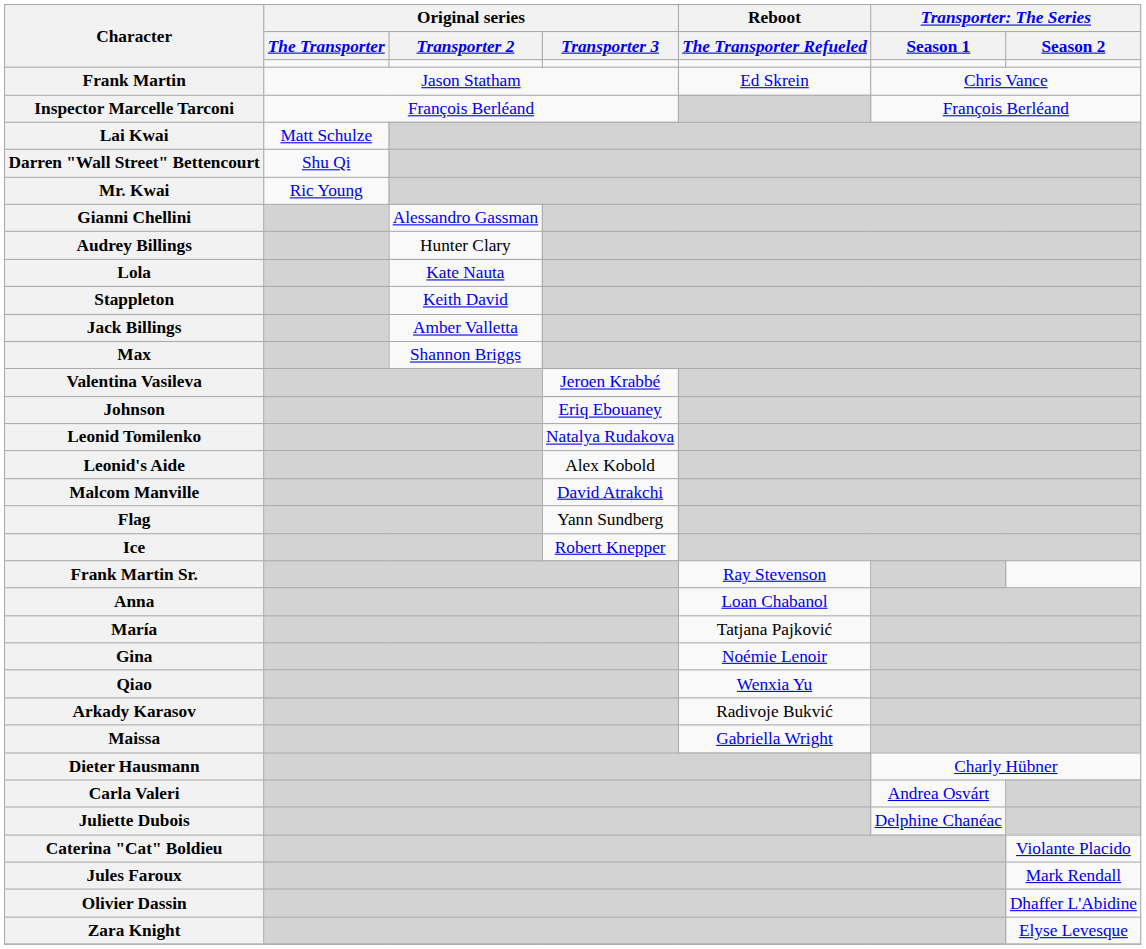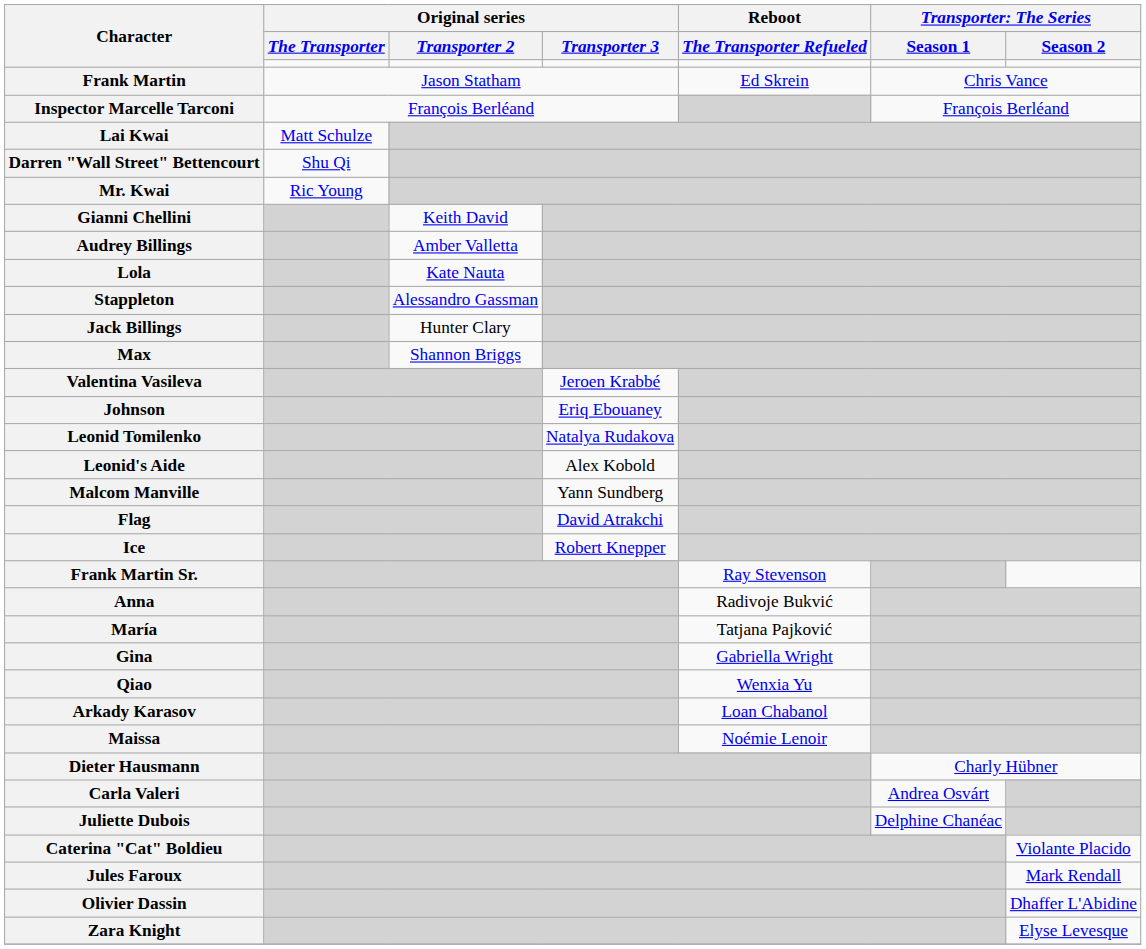(465, 218) Alessandro Gassman -> (465, 218) Keith David
(465, 245) Hunter Clary -> (465, 245) Amber Valletta
(465, 300) Keith David -> (465, 300) Alessandro Gassman
(465, 327) Amber Valletta -> (465, 327) Hunter Clary
(610, 492) David Atrakchi -> (610, 492) Yann Sundberg
(610, 519) Yann Sundberg -> (610, 519) David Atrakchi
(774, 601) Loan Chabanol -> (774, 601) Radivoje Bukvić
(774, 656) Noémie Lenoir -> (774, 656) Gabriella Wright
(774, 711) Radivoje Bukvić -> (774, 711) Loan Chabanol
(774, 738) Gabriella Wright -> (774, 738) Noémie Lenoir
